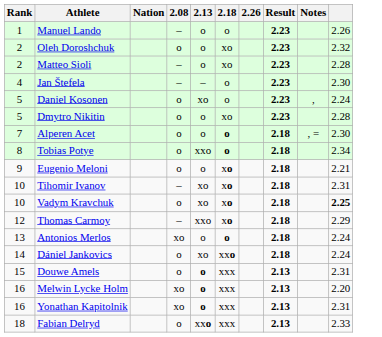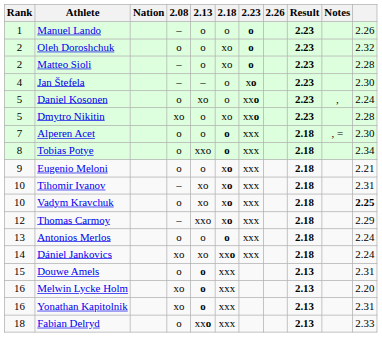+ column: (251, 13)
(179, 116) o -> (179, 116) xo
(179, 237) xo -> (179, 237) o
(179, 254) o -> (179, 254) xo
